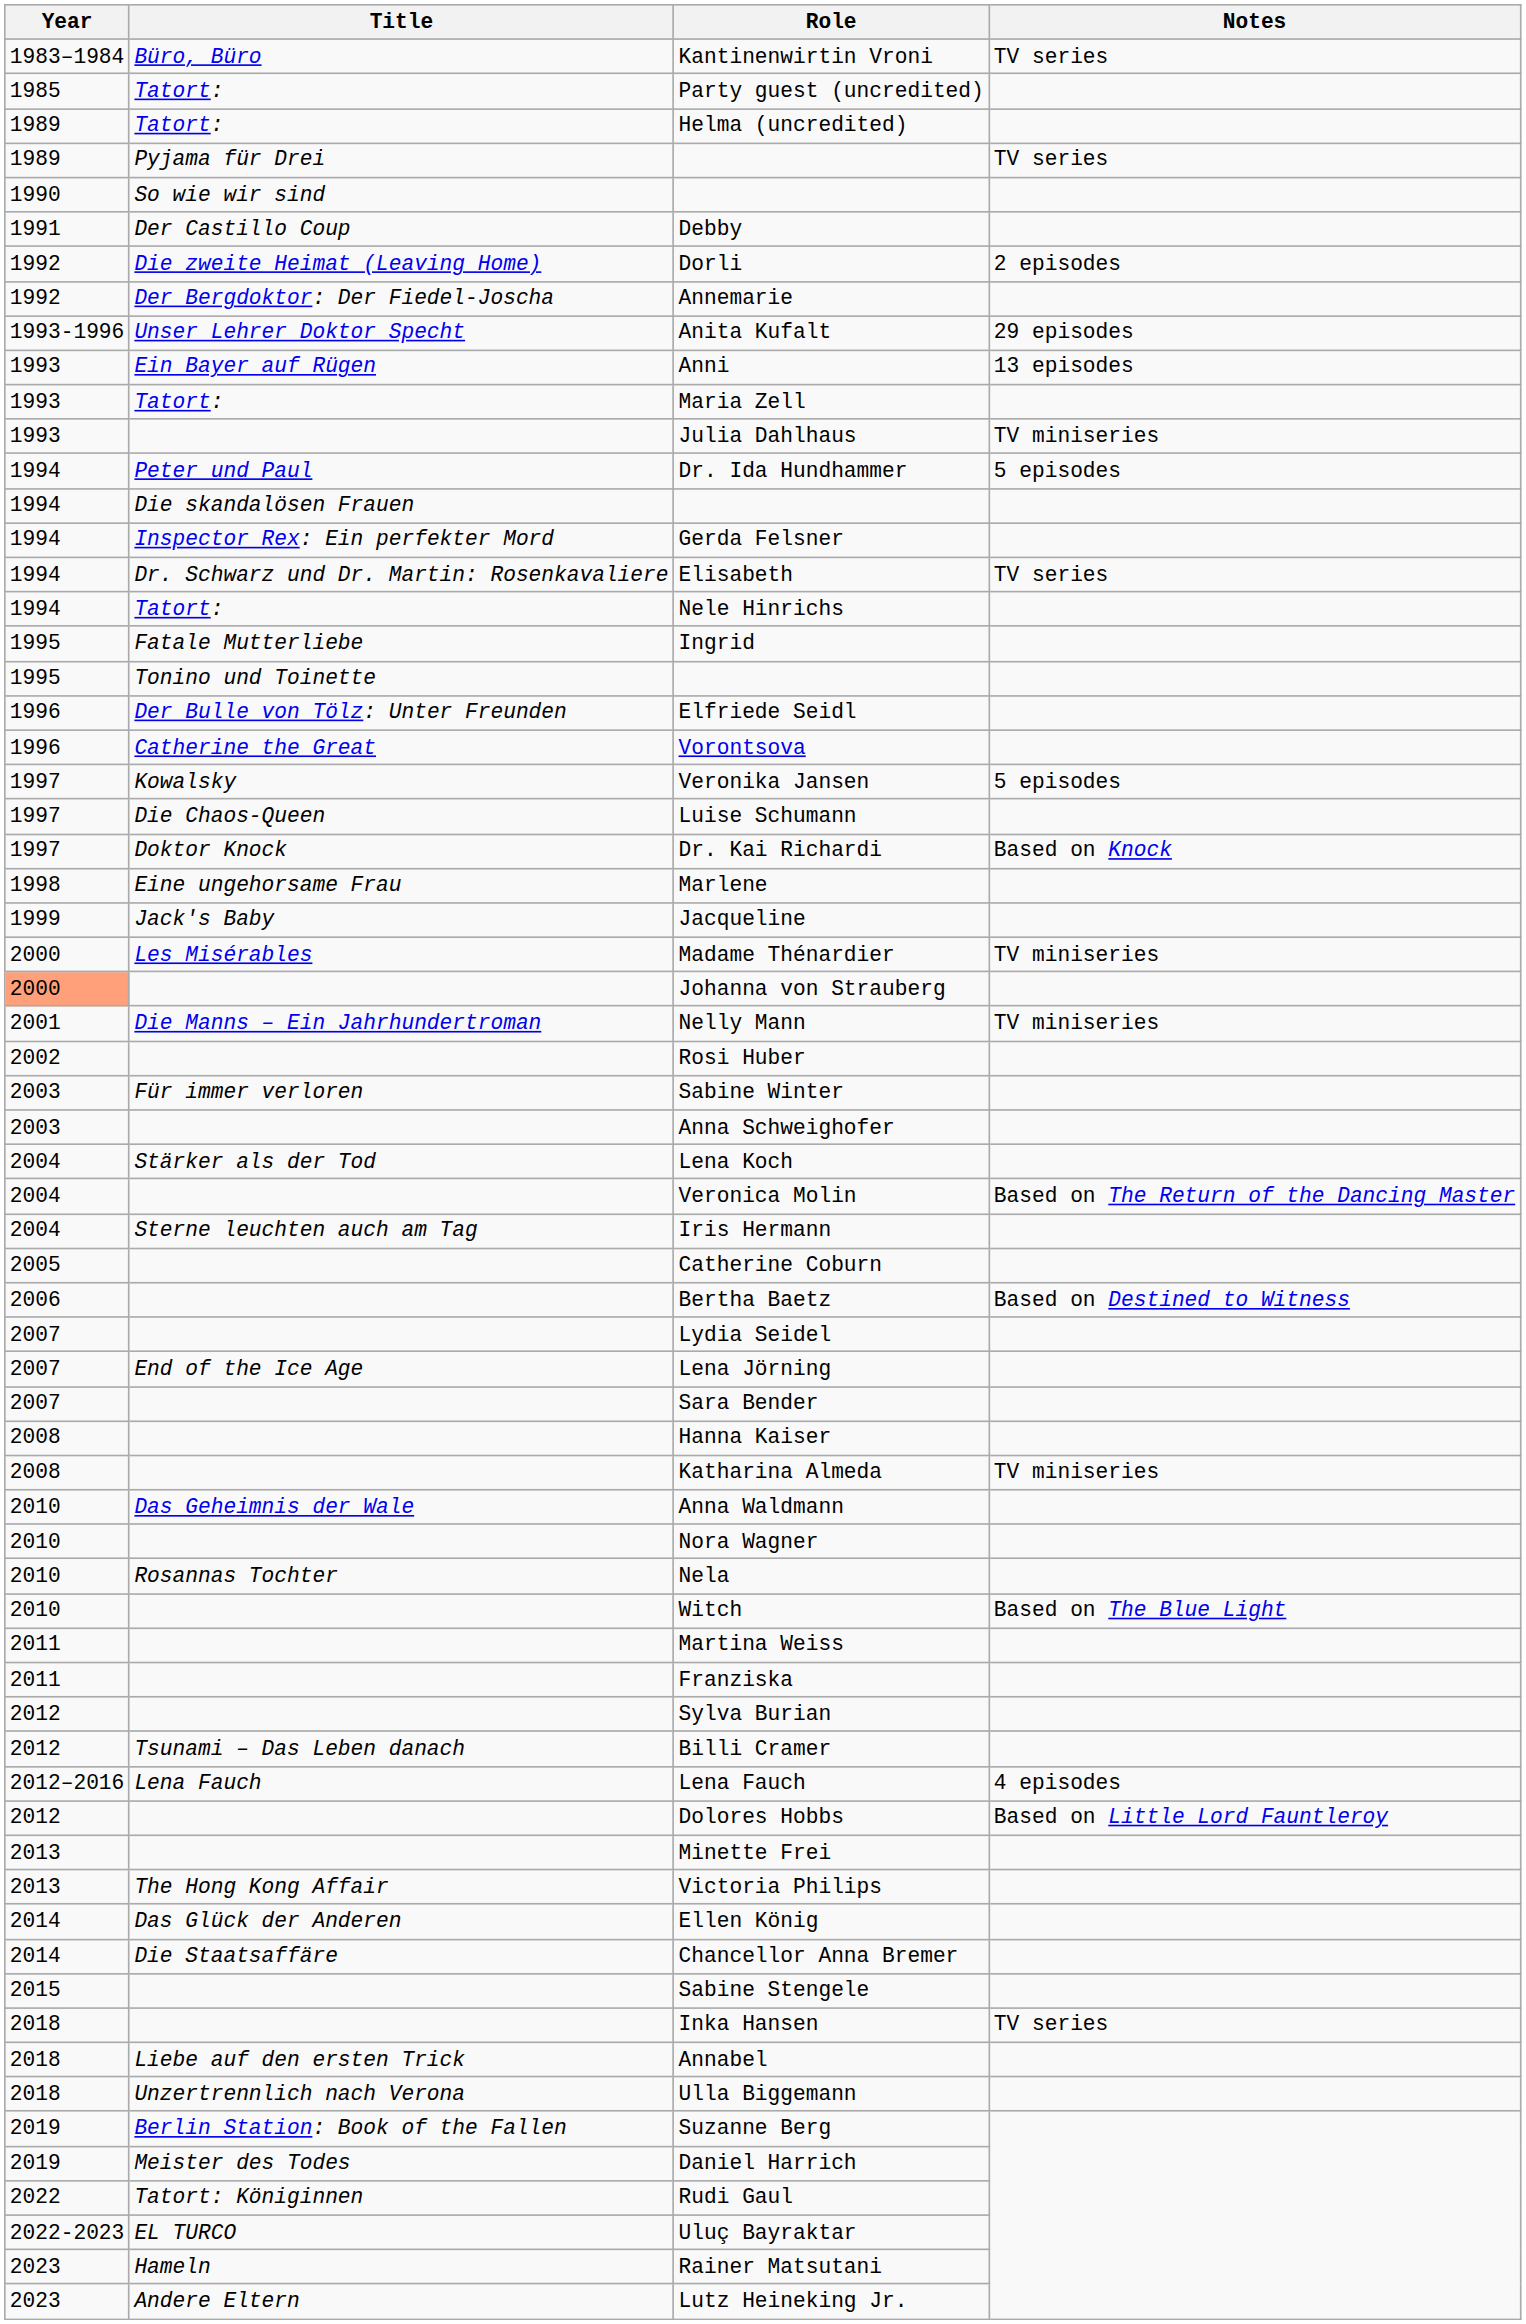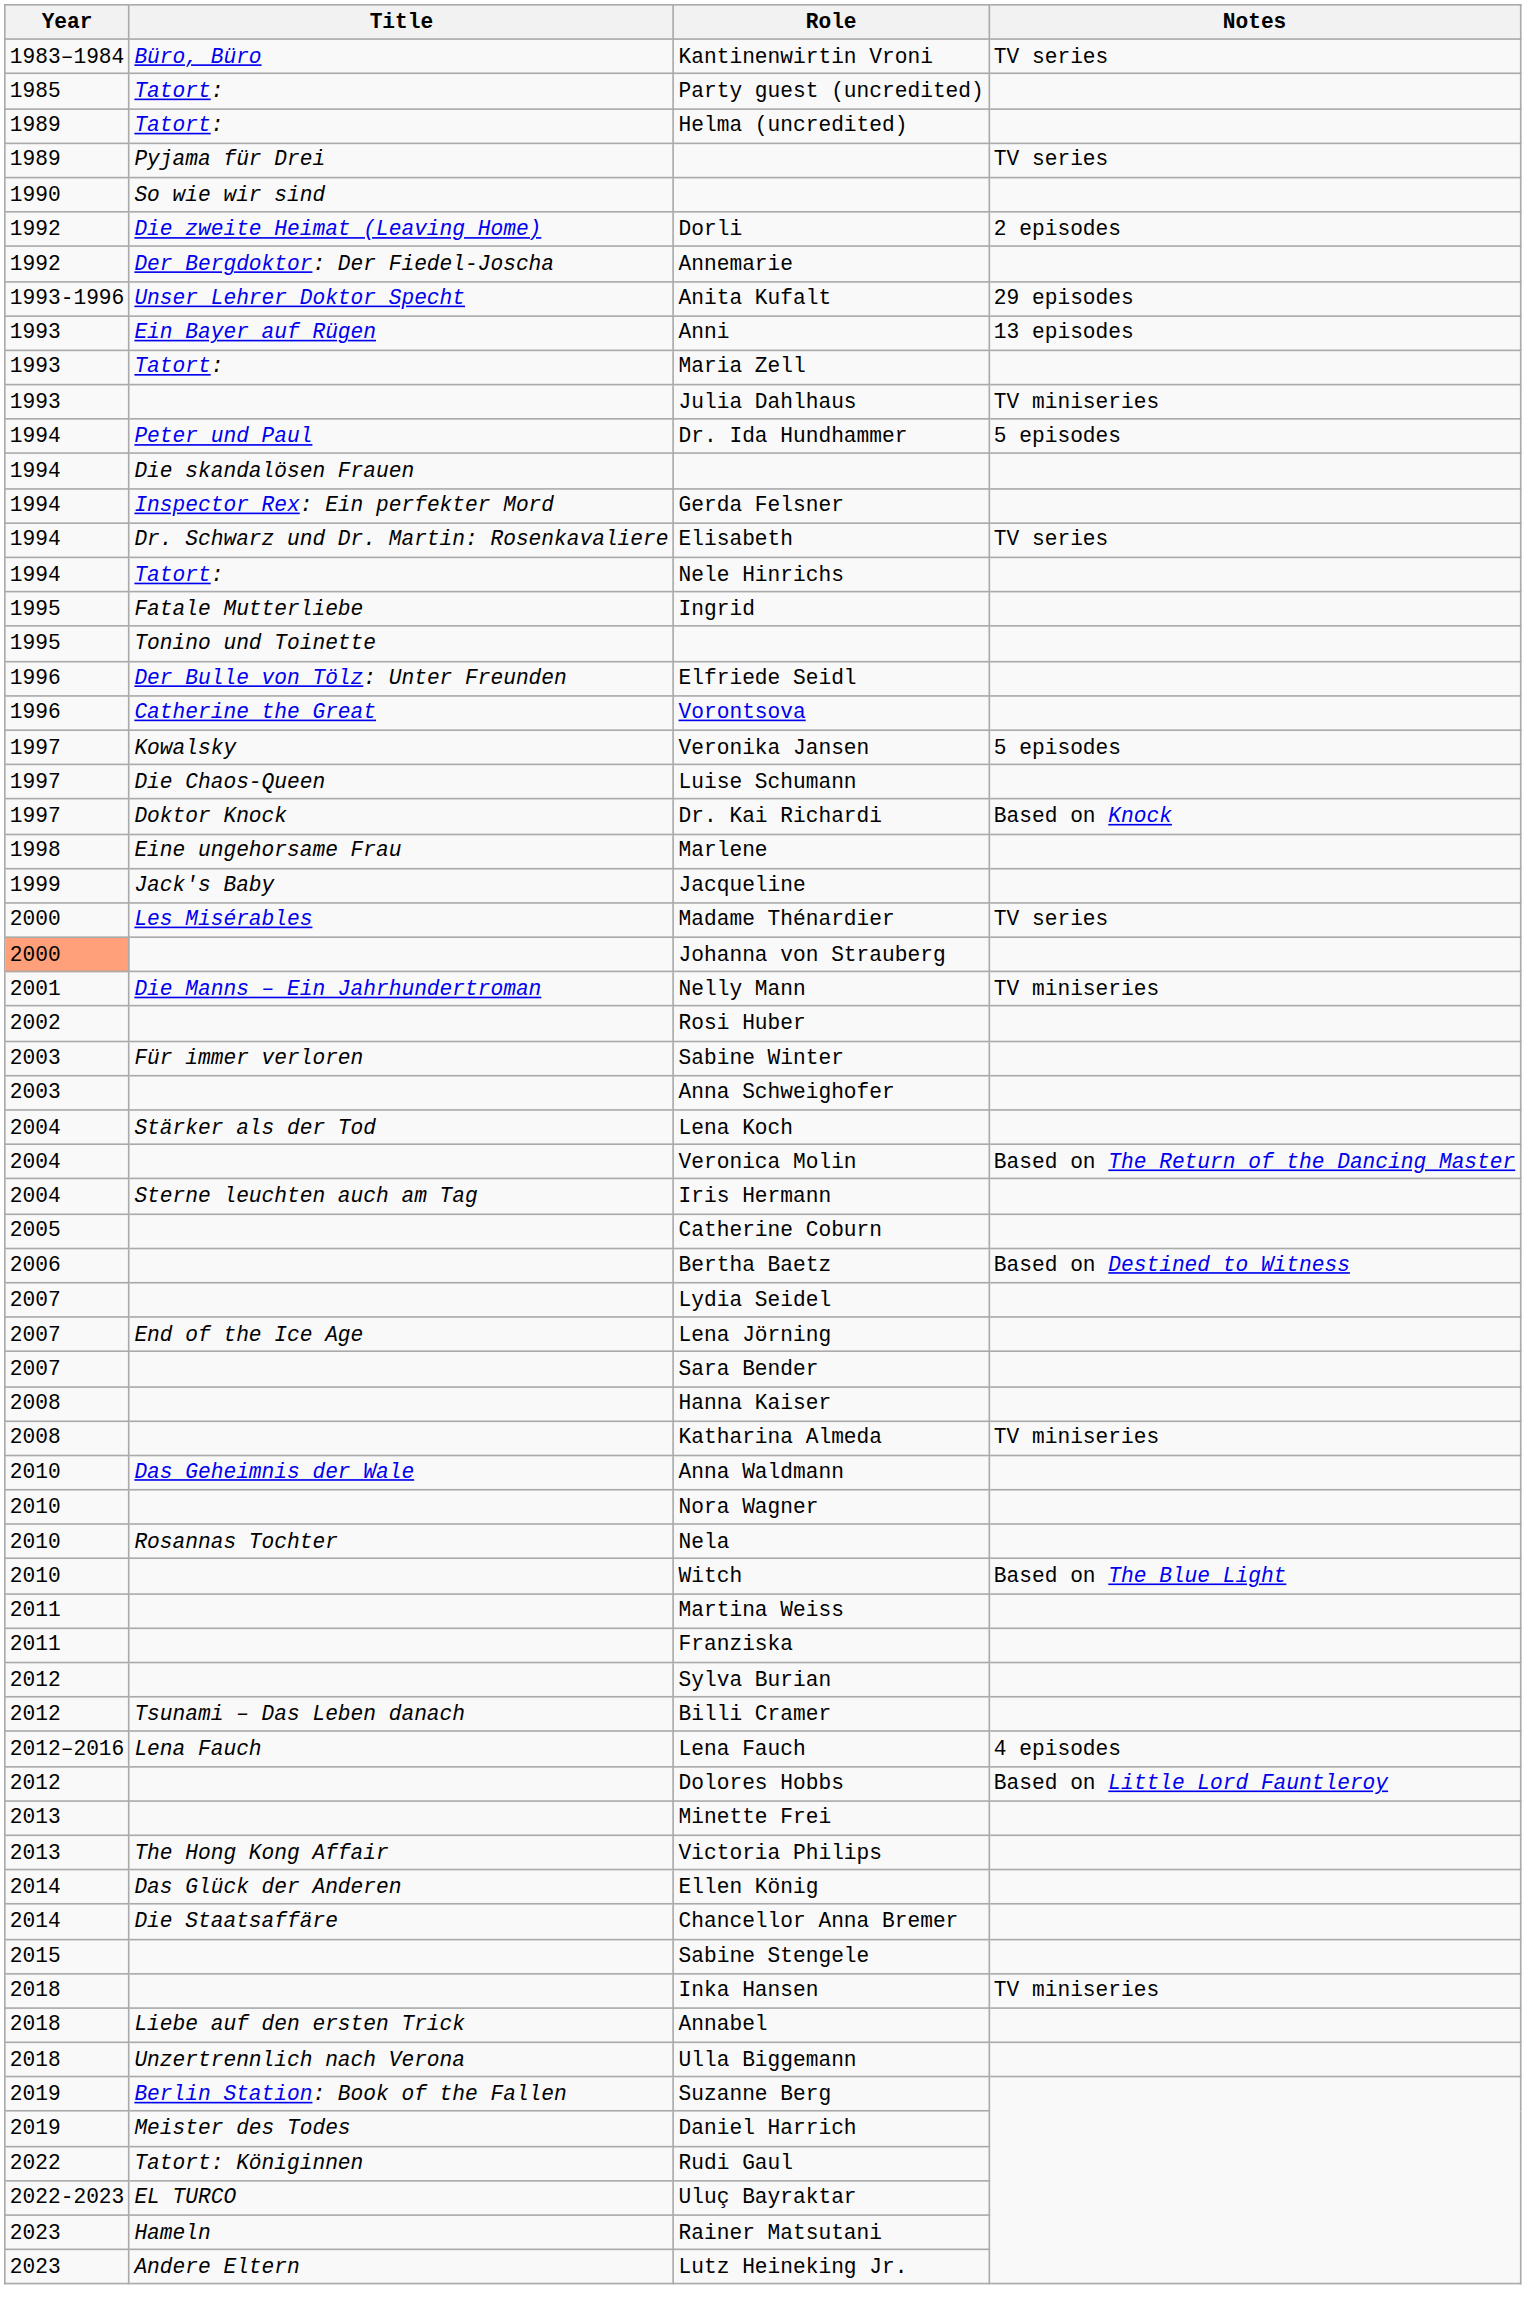- row: (242, 229)
(1077, 955) TV miniseries -> (1051, 920) TV series
(1051, 2025) TV series -> (1077, 1991) TV miniseries
